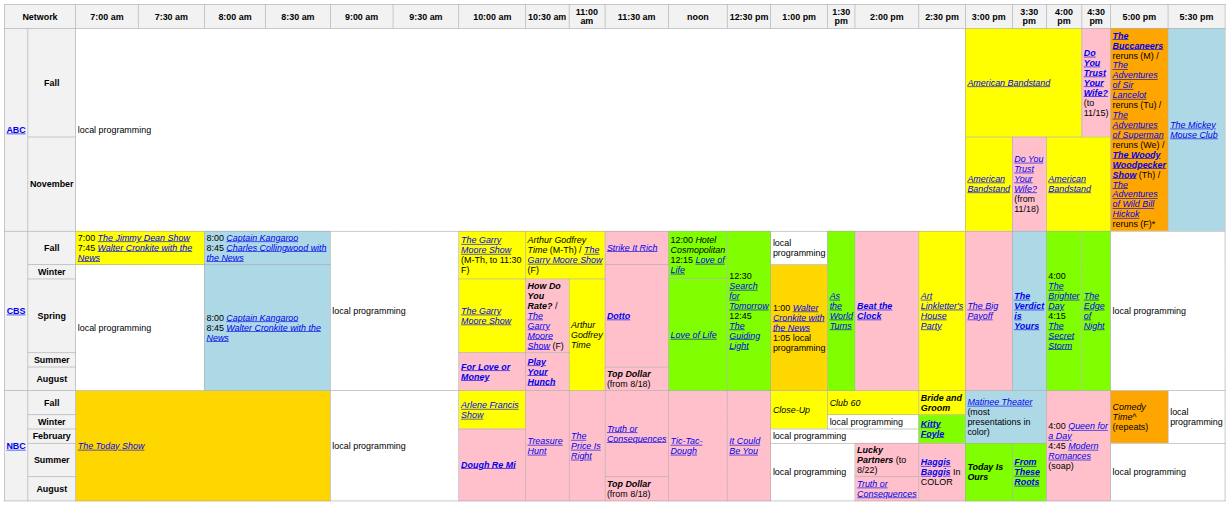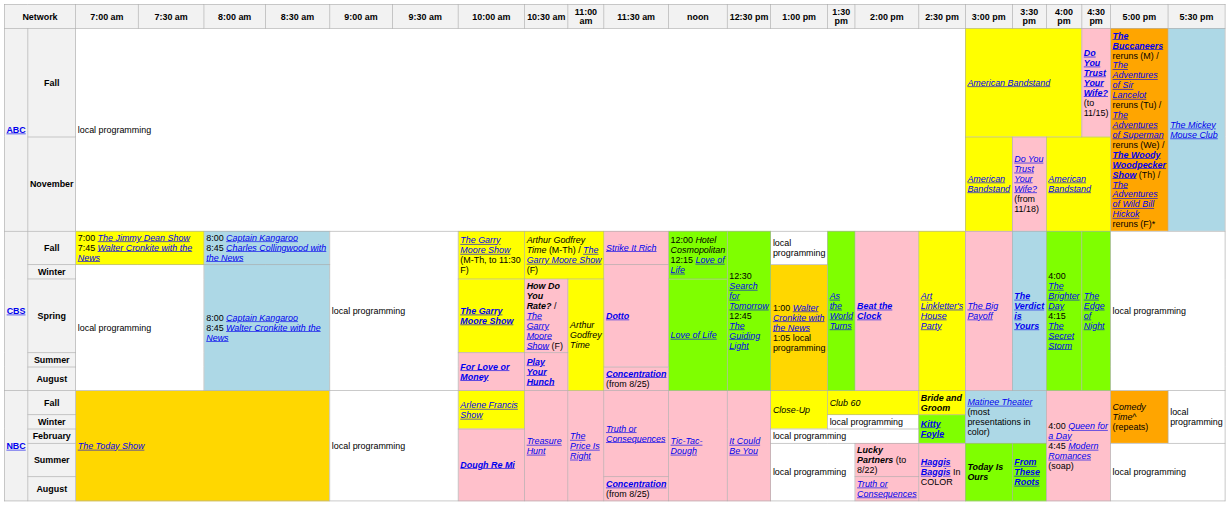(486, 316) normal -> (487, 316) bold
(629, 379) Top Dollar (from 8/18) -> (636, 379) Concentration (from 8/25)
(629, 489) Top Dollar (from 8/18) -> (636, 489) Concentration (from 8/25)
